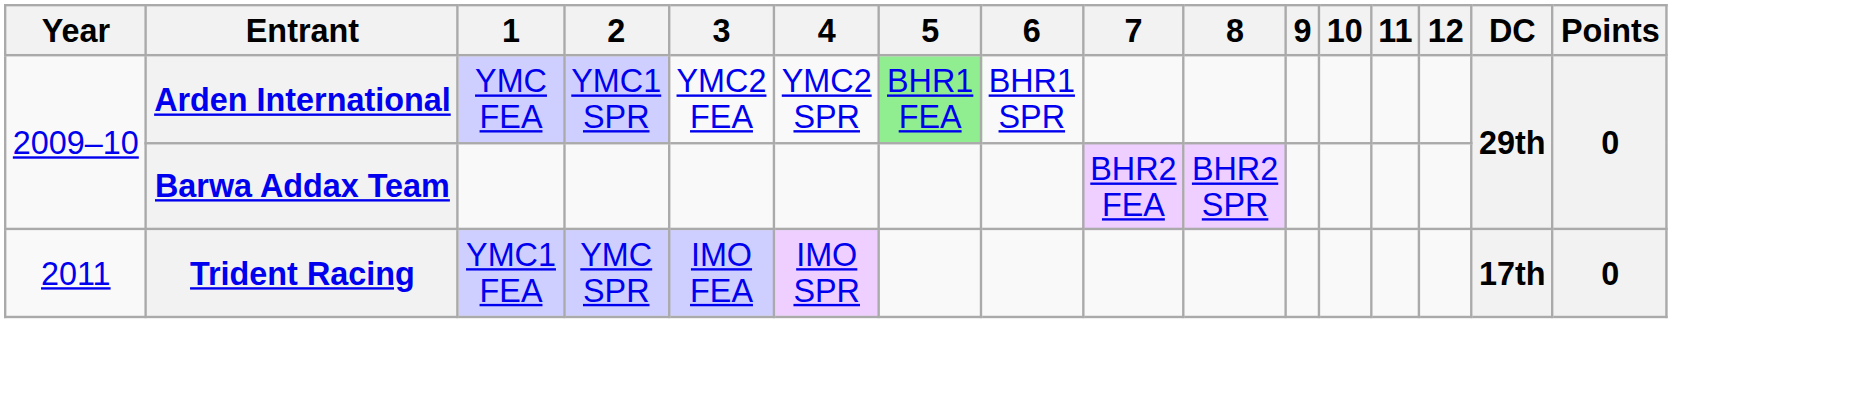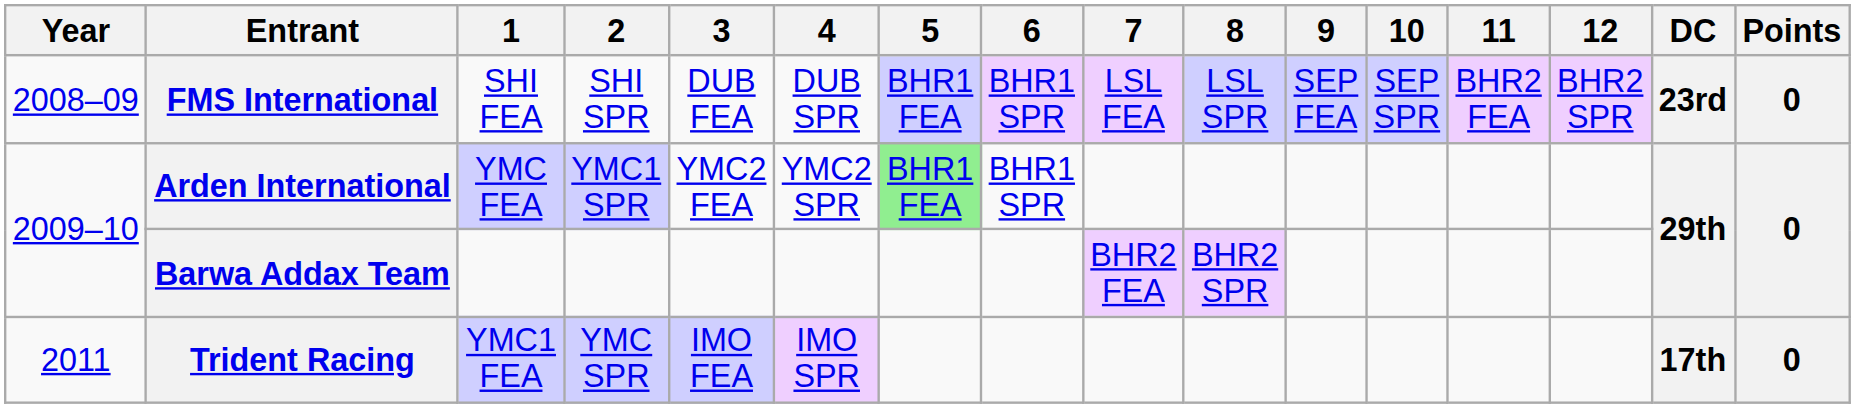+ row: (302, 99)
